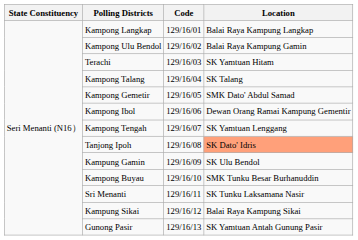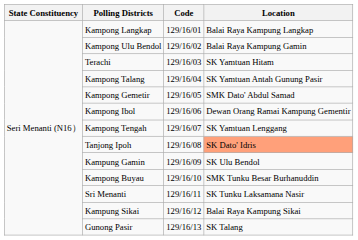(224, 79) SK Talang -> (264, 79) SK Yamtuan Antah Gunung Pasir
(264, 227) SK Yamtuan Antah Gunung Pasir -> (224, 227) SK Talang
